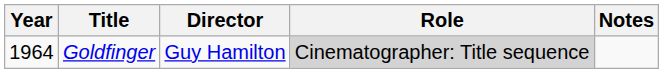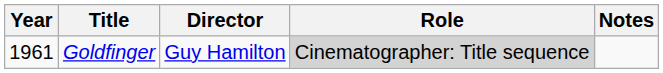(31, 52) 1964 -> (31, 52) 1961
